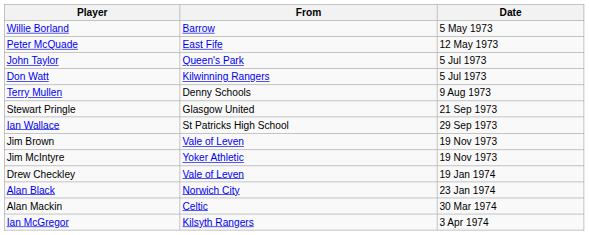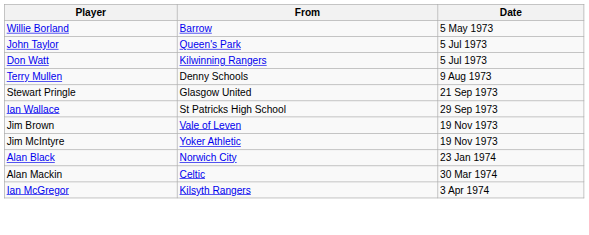- row: (42, 45)
- row: (41, 174)
